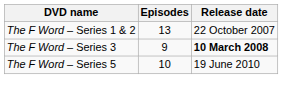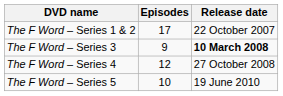(165, 30) 13 -> (165, 30) 17
+ row: (61, 64)
